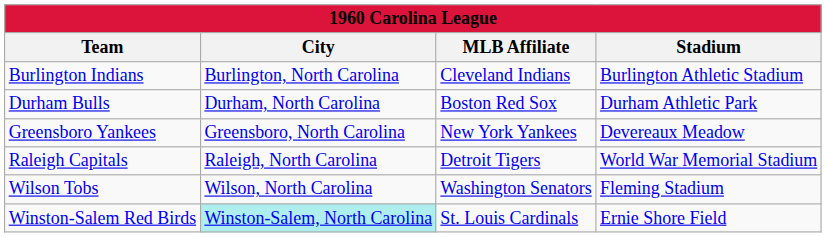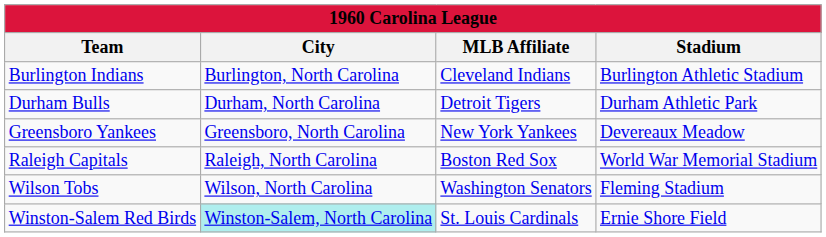(499, 103) Boston Red Sox -> (490, 103) Detroit Tigers
(490, 160) Detroit Tigers -> (499, 160) Boston Red Sox
